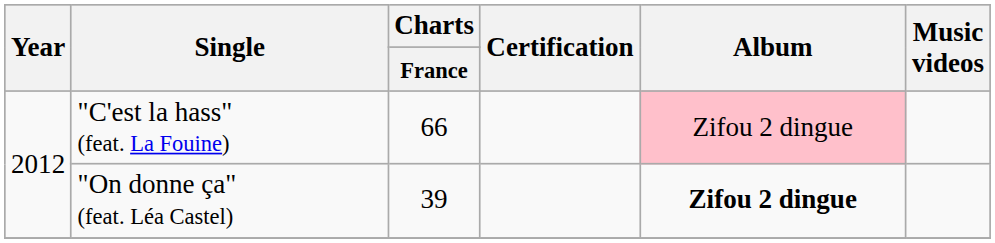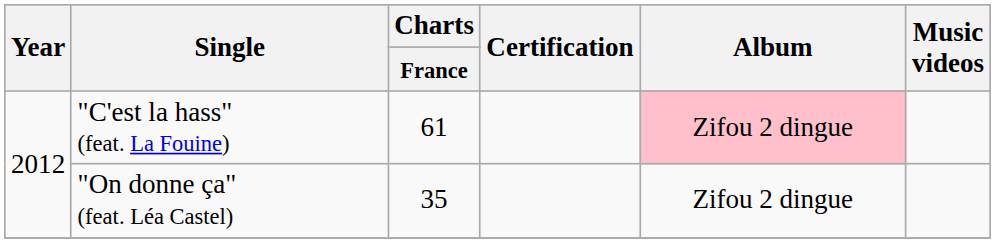(434, 126) 66 -> (434, 126) 61
(434, 200) 39 -> (434, 200) 35
(773, 200) bold -> (773, 200) normal
